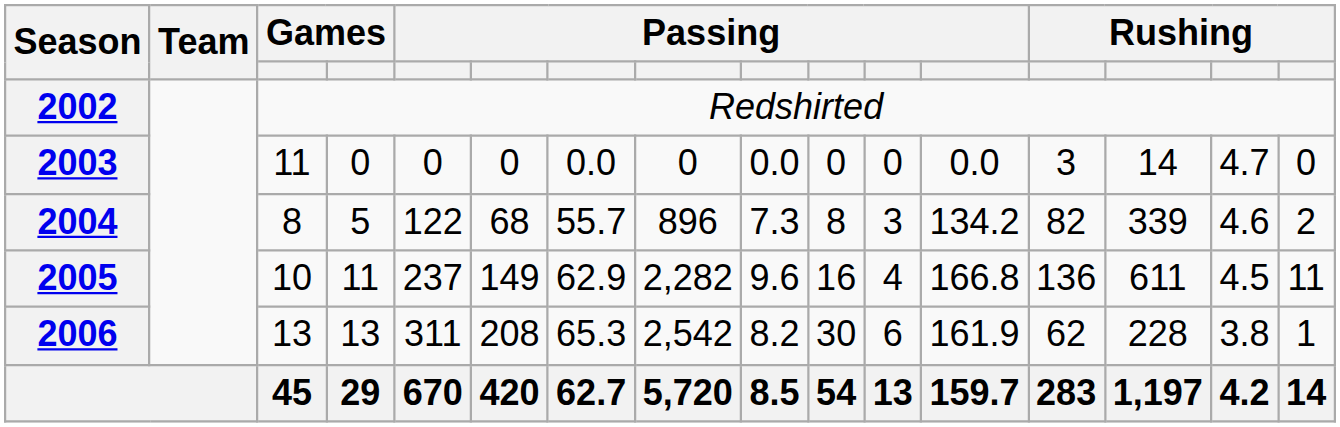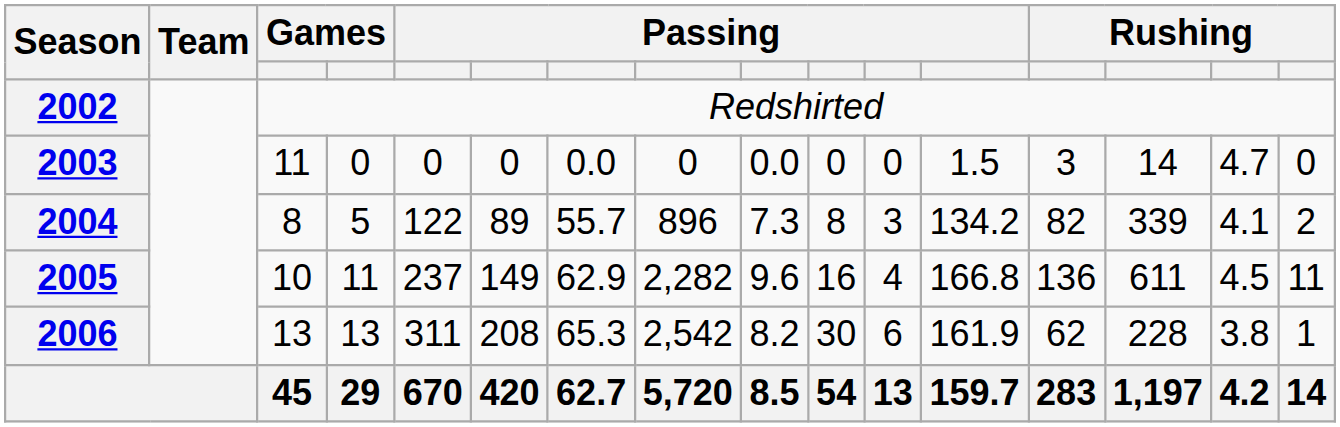(974, 163) 0.0 -> (974, 163) 1.5
(509, 220) 68 -> (509, 220) 89
(1244, 220) 4.6 -> (1244, 220) 4.1
